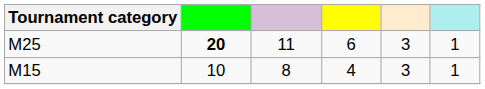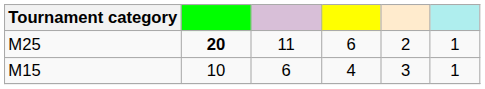(406, 44) 3 -> (406, 44) 2
(286, 70) 8 -> (286, 70) 6
